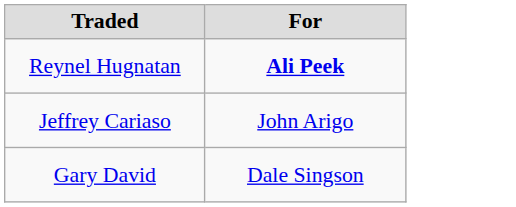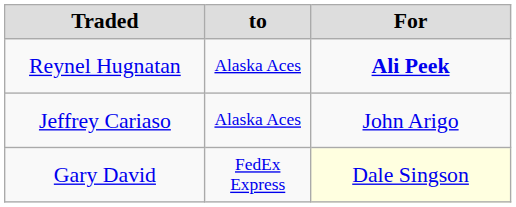+ column: (258, 21)
(305, 175) no background -> (411, 175) lightyellow background
